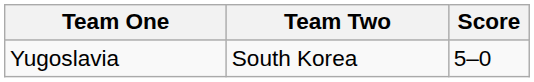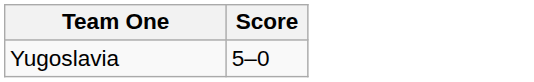- column: (338, 22)
